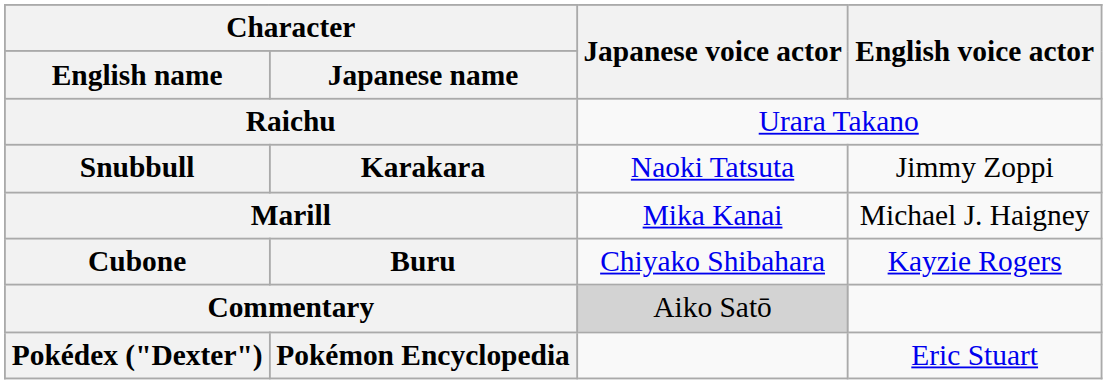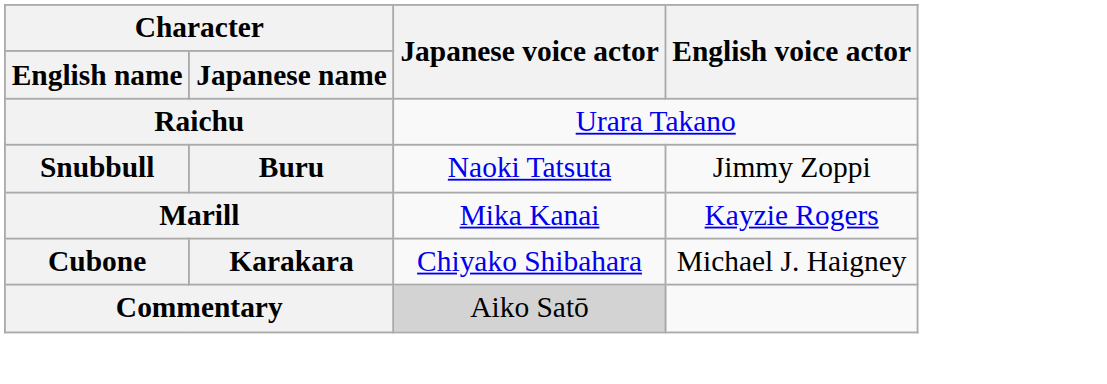(423, 167) Karakara -> (292, 167) Buru
(975, 214) Michael J. Haigney -> (792, 214) Kayzie Rogers
(423, 261) Buru -> (292, 261) Karakara
(975, 261) Kayzie Rogers -> (792, 261) Michael J. Haigney
- row: (137, 354)
